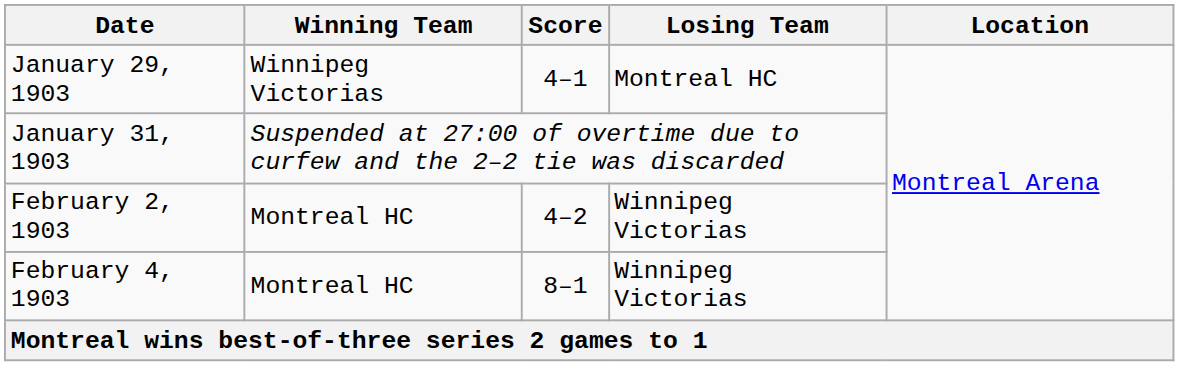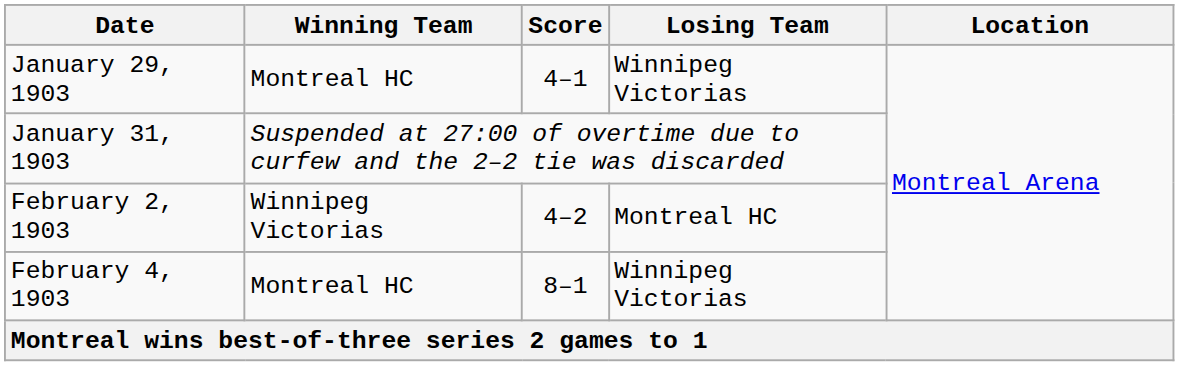(317, 80) Winnipeg Victorias -> (332, 80) Montreal HC
(696, 80) Montreal HC -> (681, 80) Winnipeg Victorias
(332, 217) Montreal HC -> (317, 217) Winnipeg Victorias
(681, 217) Winnipeg Victorias -> (696, 217) Montreal HC
